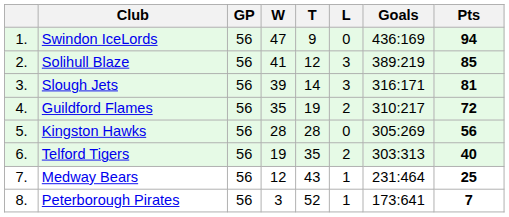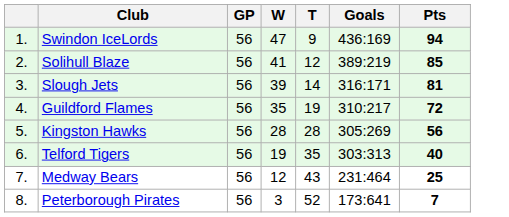- column: (346, 16)
